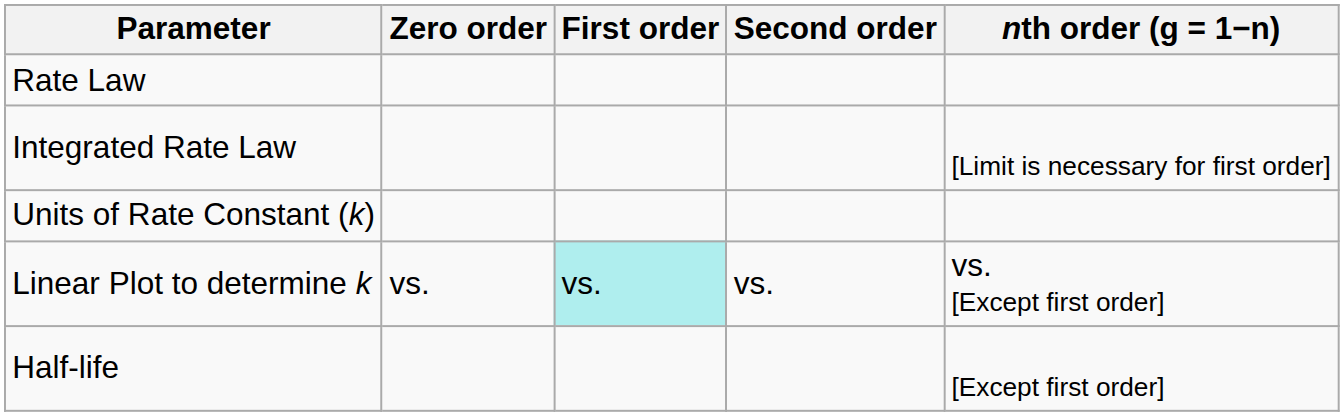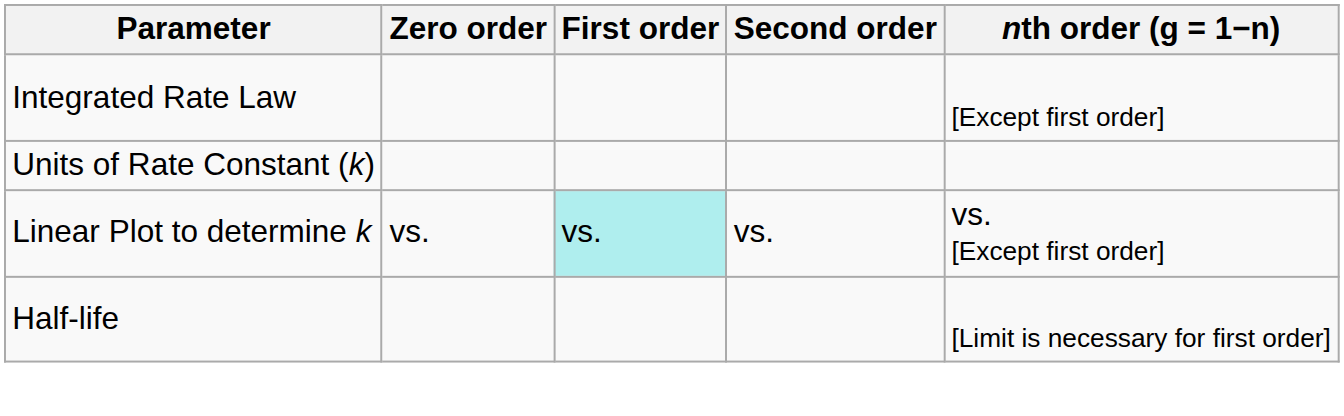- row: (79, 79)
(1141, 166) [Limit is necessary for first order] -> (1058, 116) [Except first order]
(1058, 387) [Except first order] -> (1141, 337) [Limit is necessary for first order]
